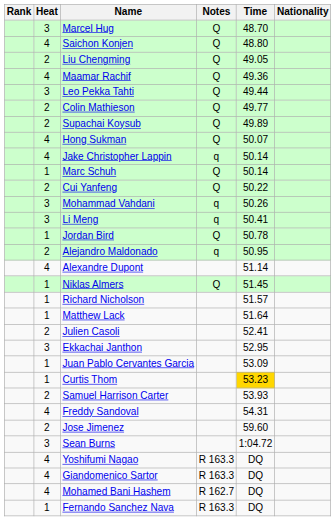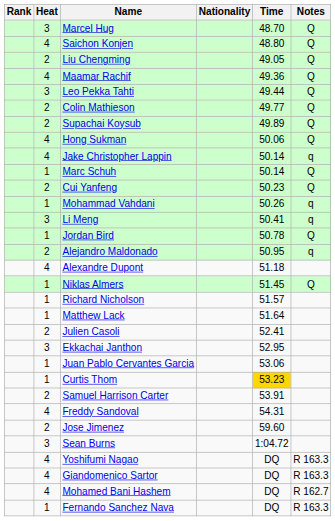columns swapped: (303, 12) <-> (216, 12)
(256, 140) 50.07 -> (272, 140) 50.06
(256, 188) 50.22 -> (272, 188) 50.23
(47, 204) 3 -> (47, 204) 1
(256, 268) 51.14 -> (272, 268) 51.18
(256, 364) 53.09 -> (272, 364) 53.06
(256, 396) 53.93 -> (272, 396) 53.91
